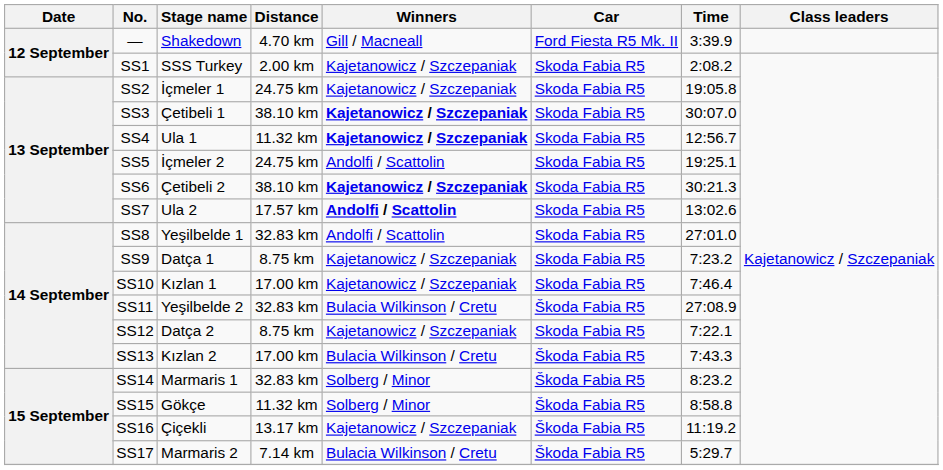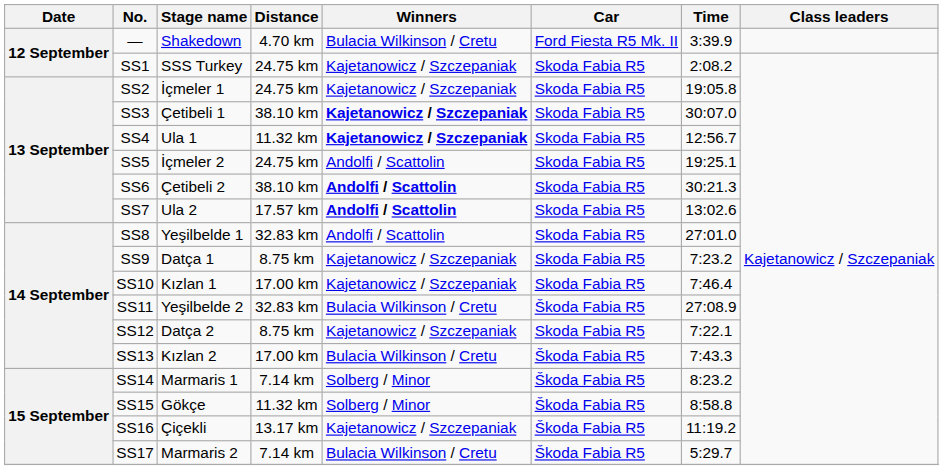(374, 40) Gill / Macneall -> (411, 40) Bulacia Wilkinson / Cretu
(287, 65) 2.00 km -> (287, 65) 24.75 km
(427, 186) Kajetanowicz / Szczepaniak -> (391, 186) Andolfi / Scattolin
(287, 380) 32.83 km -> (287, 380) 7.14 km
